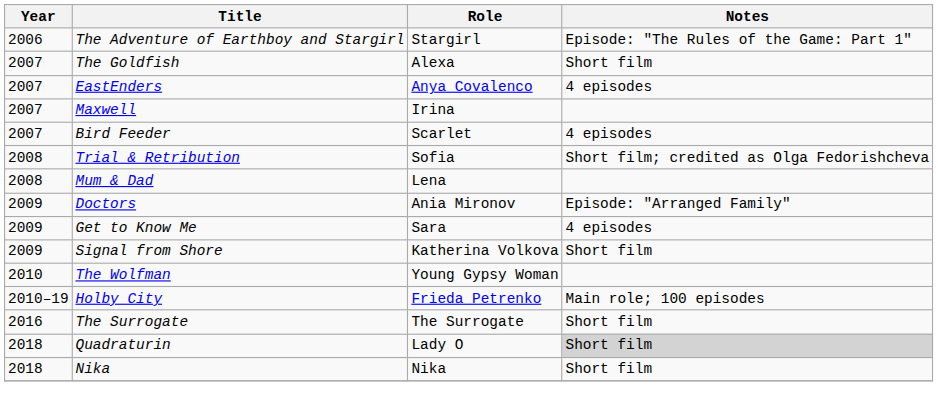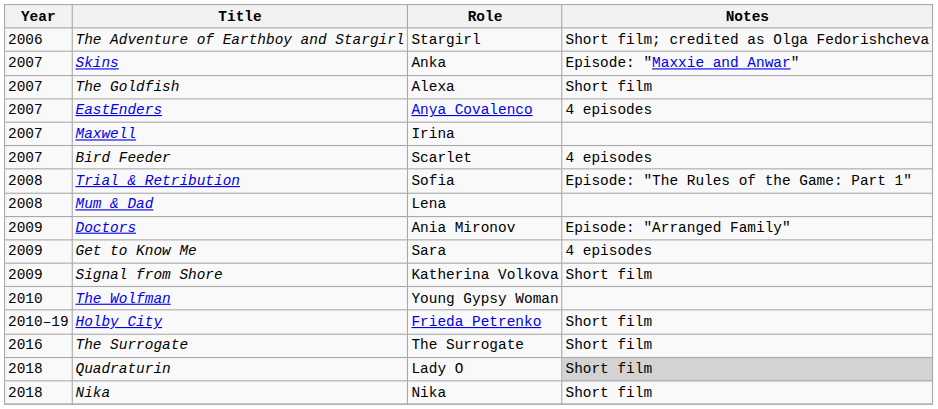(739, 40) Episode: "The Rules of the Game: Part 1" -> (747, 40) Short film; credited as Olga Fedorishcheva
+ row: (97, 63)
(747, 157) Short film; credited as Olga Fedorishcheva -> (739, 181) Episode: "The Rules of the Game: Part 1"
(665, 299) Main role; 100 episodes -> (609, 322) Short film
